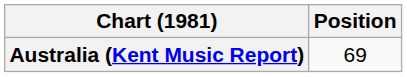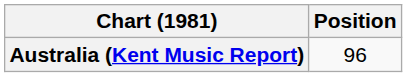(355, 54) 69 -> (355, 54) 96
